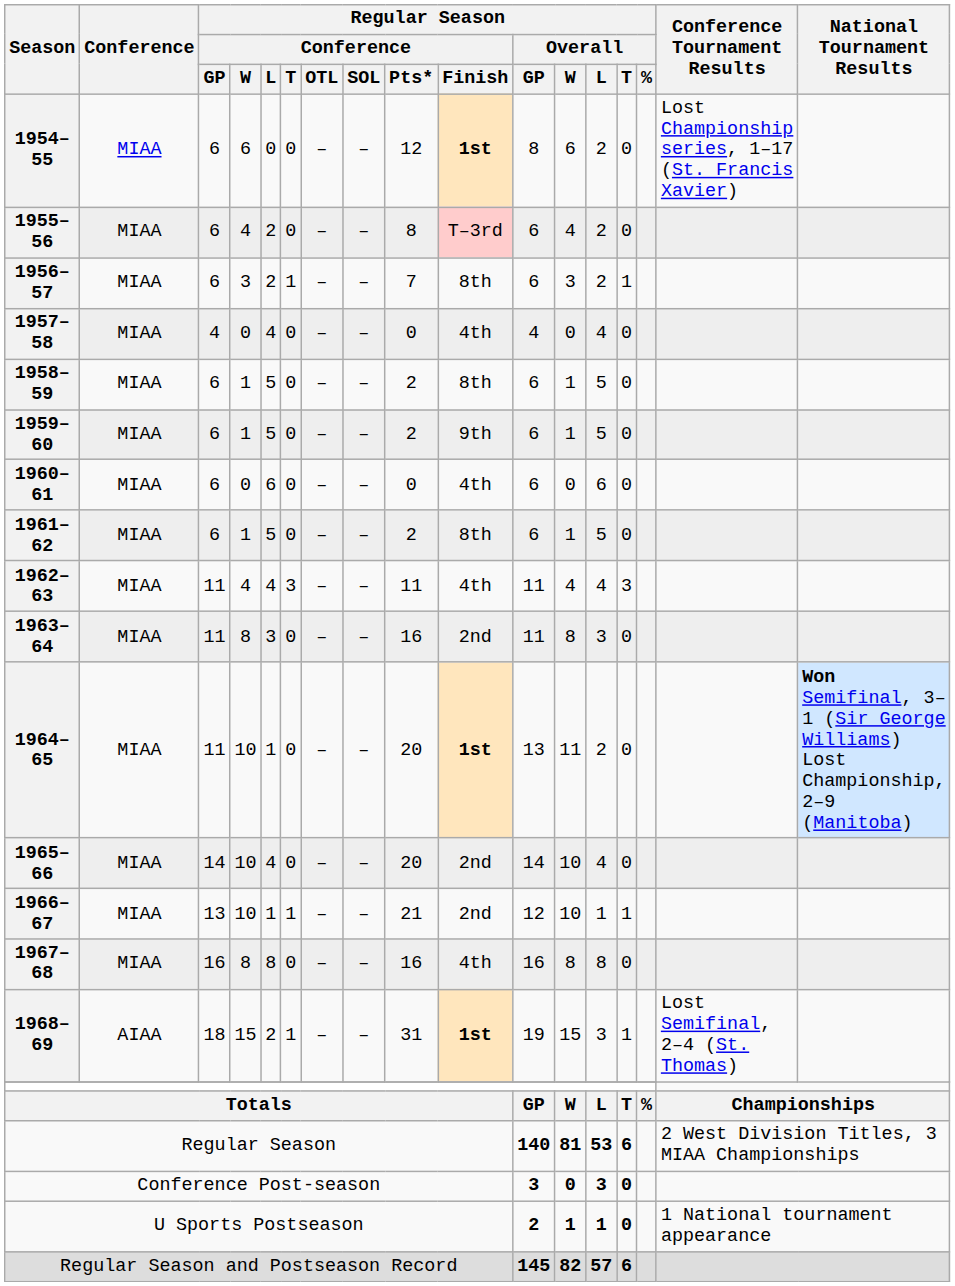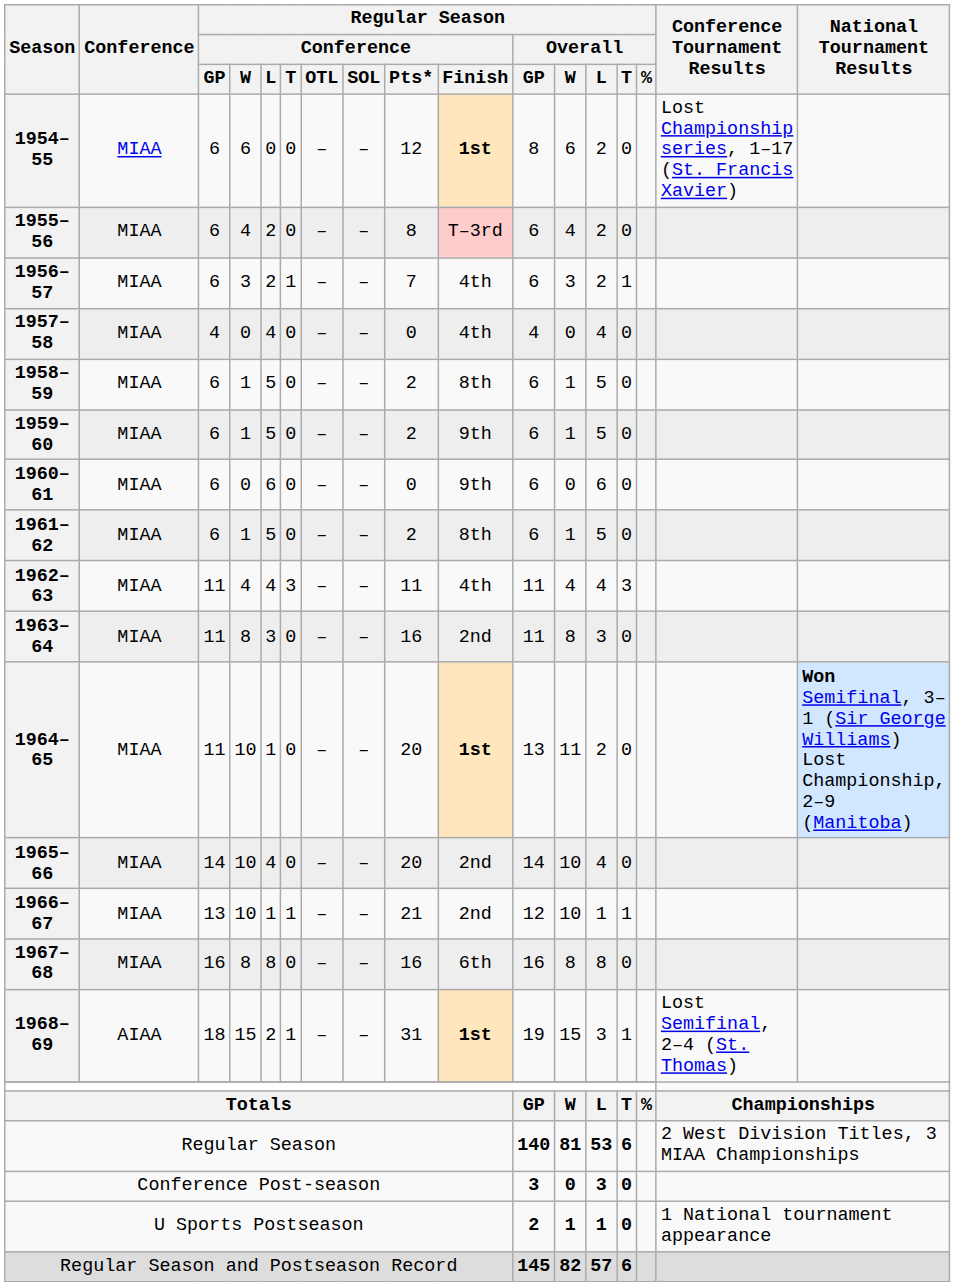(475, 283) 8th -> (475, 283) 4th
(475, 485) 4th -> (475, 485) 9th
(475, 965) 4th -> (475, 965) 6th
